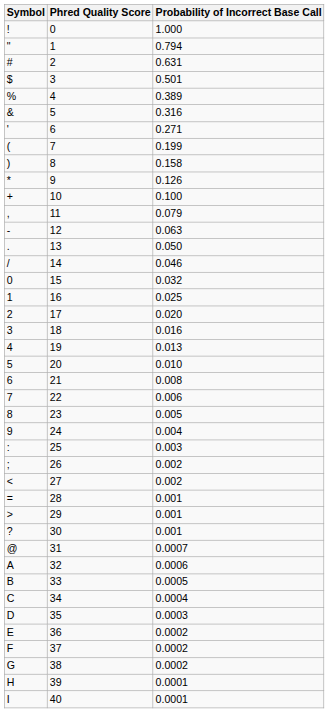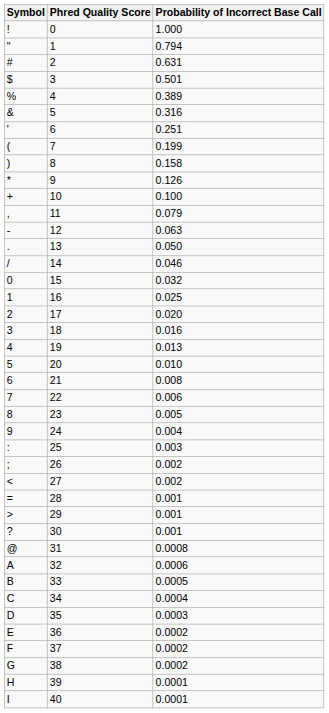(169, 130) 0.271 -> (169, 130) 0.251
(172, 548) 0.0007 -> (172, 548) 0.0008
